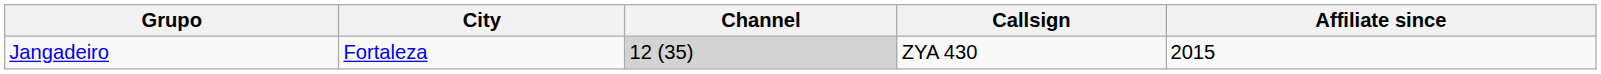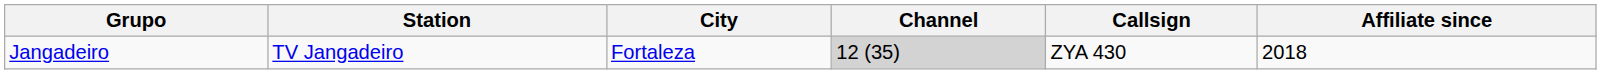+ column: (437, 20)
(1193, 52) 2015 -> (1284, 52) 2018
